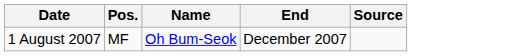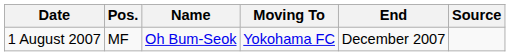+ column: (289, 16)
